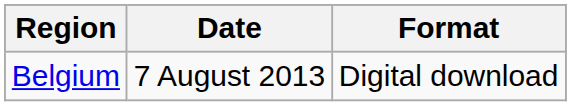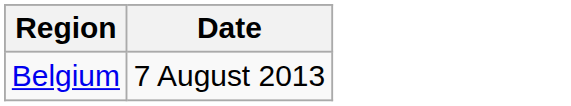- column: (449, 28)
